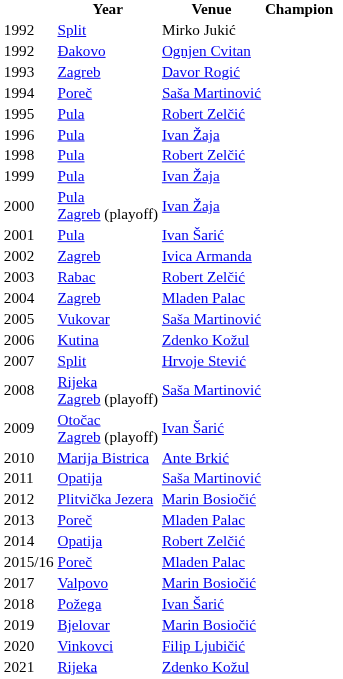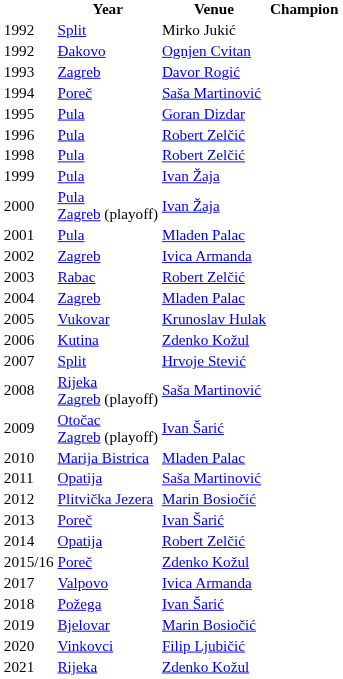(203, 113) Robert Zelčić -> (203, 113) Goran Dizdar
(191, 134) Ivan Žaja -> (203, 134) Robert Zelčić
(193, 235) Ivan Šarić -> (203, 235) Mladen Palac
(211, 319) Saša Martinović -> (214, 319) Krunoslav Hulak
(195, 457) Ante Brkić -> (203, 457) Mladen Palac
(203, 520) Mladen Palac -> (193, 520) Ivan Šarić
(203, 562) Mladen Palac -> (206, 562) Zdenko Kožul
(209, 583) Marin Bosiočić -> (207, 583) Ivica Armanda
